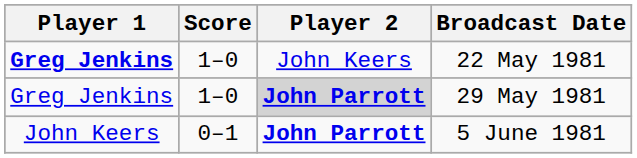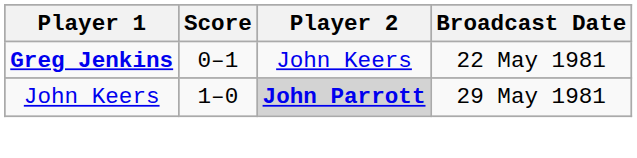(218, 60) 1–0 -> (218, 60) 0–1
(92, 97) Greg Jenkins -> (92, 97) John Keers
- row: (531, 134)
